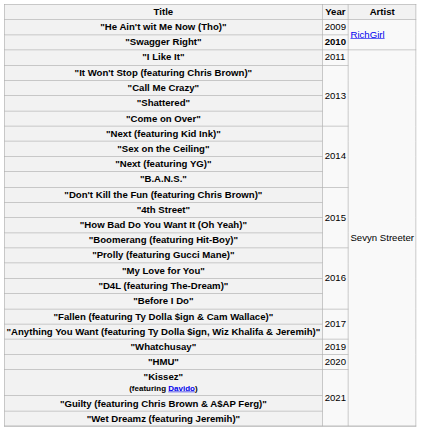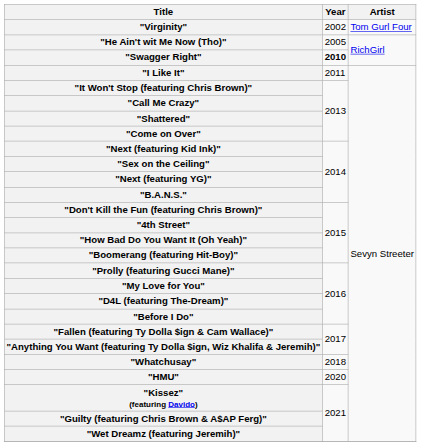+ row: (163, 27)
(335, 27) 2009 -> (335, 42) 2005
(335, 347) 2019 -> (335, 362) 2018
